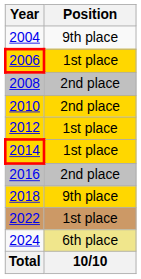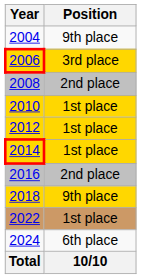(91, 60) 1st place -> (91, 60) 3rd place
(90, 106) 2nd place -> (90, 106) 1st place
(90, 240) khaki background -> (90, 240) no background
